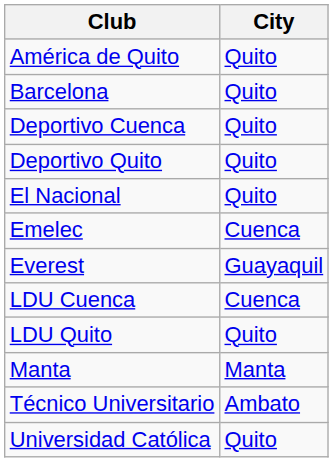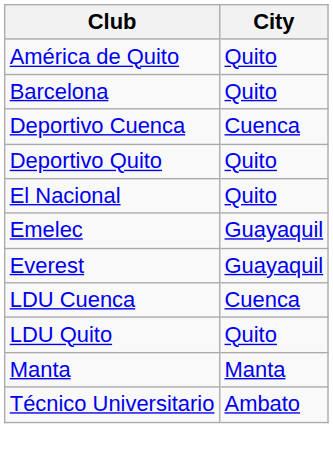(251, 126) Quito -> (262, 126) Cuenca
(262, 230) Cuenca -> (274, 230) Guayaquil
- row: (110, 439)
